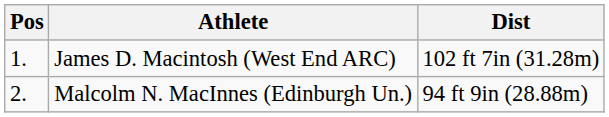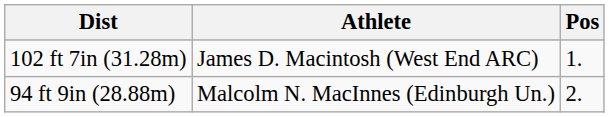columns swapped: (27, 22) <-> (511, 22)
